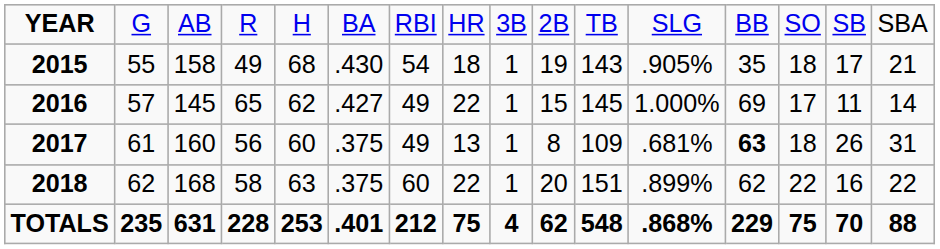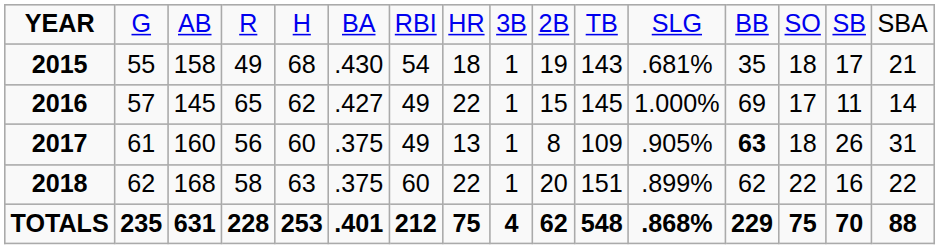(677, 64) .905% -> (677, 64) .681%
(677, 143) .681% -> (677, 143) .905%
